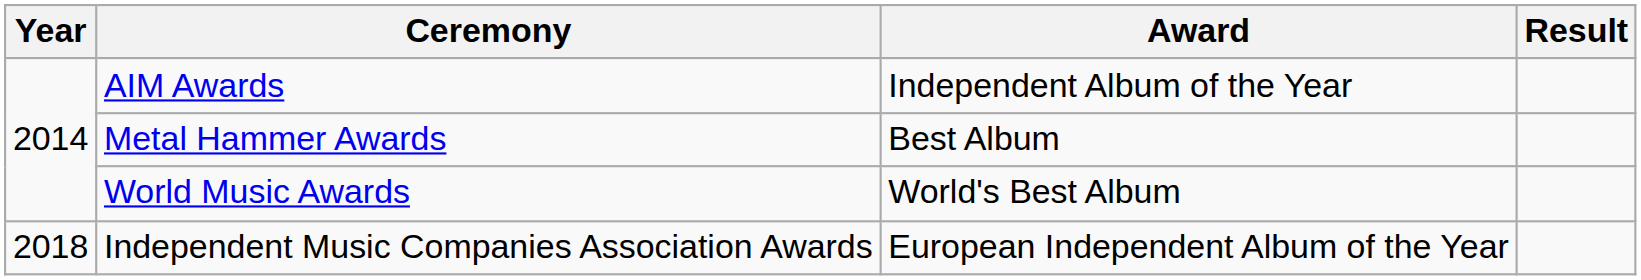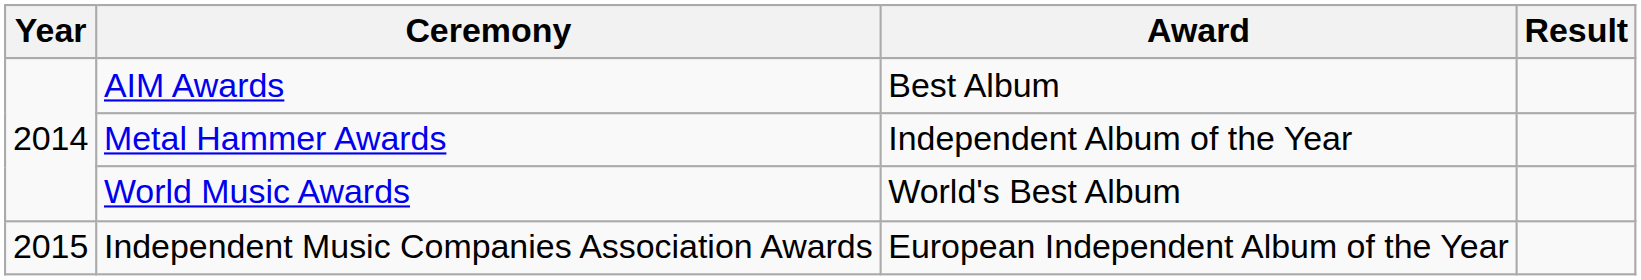(1120, 85) Independent Album of the Year -> (974, 85) Best Album
(974, 138) Best Album -> (1120, 138) Independent Album of the Year
(51, 246) 2018 -> (51, 246) 2015
